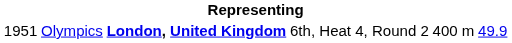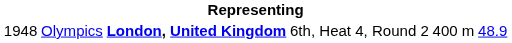(21, 30) 1951 -> (21, 30) 1948
(493, 30) 49.9 -> (493, 30) 48.9
